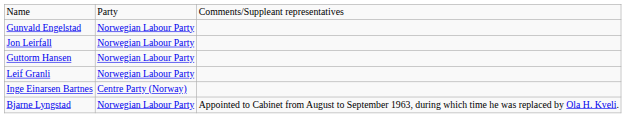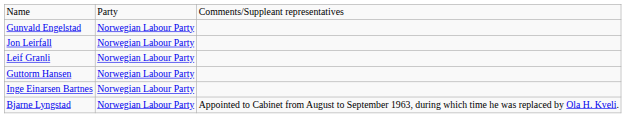rows swapped: (28, 74) <-> (39, 58)
(142, 89) Centre Party (Norway) -> (146, 89) Norwegian Labour Party
